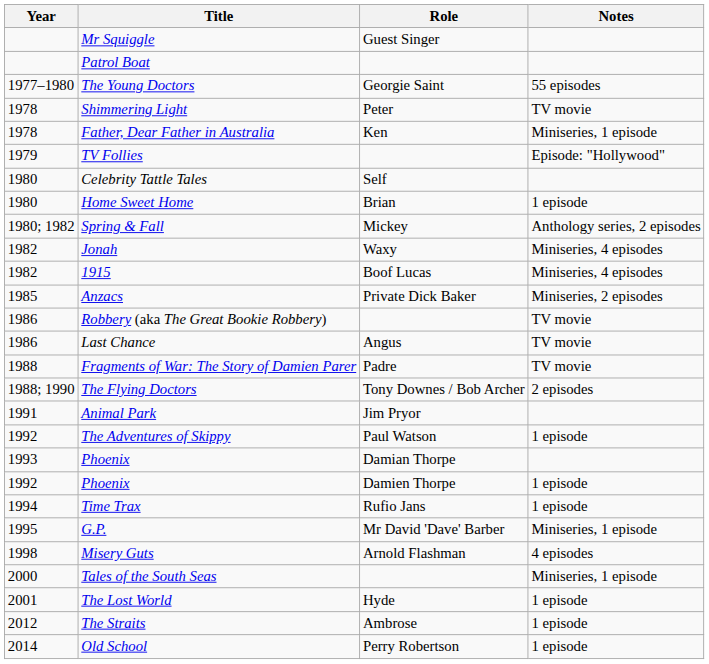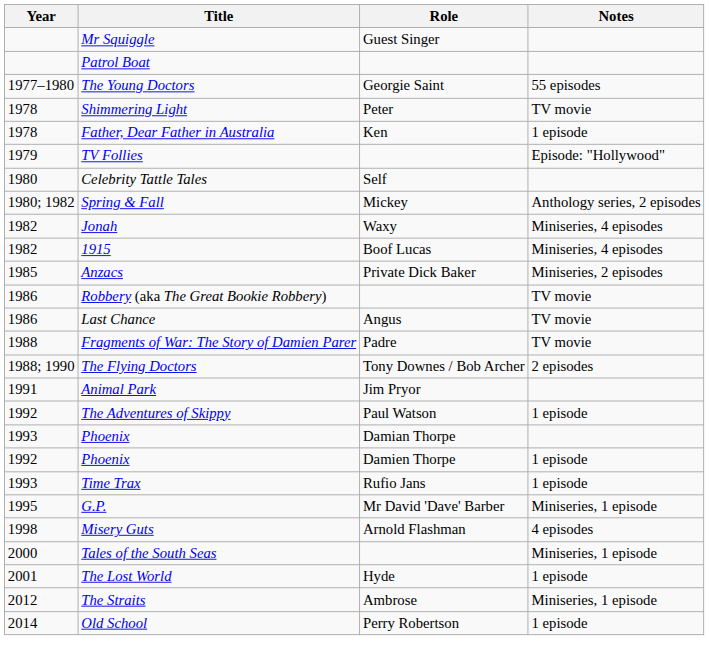(594, 132) Miniseries, 1 episode -> (559, 132) 1 episode
- row: (137, 202)
(23, 506) 1994 -> (23, 483) 1993
(559, 623) 1 episode -> (594, 599) Miniseries, 1 episode
